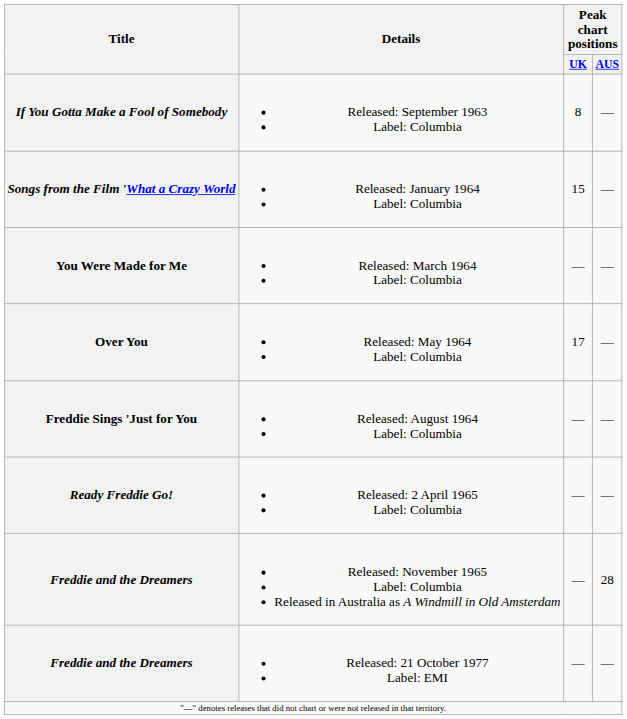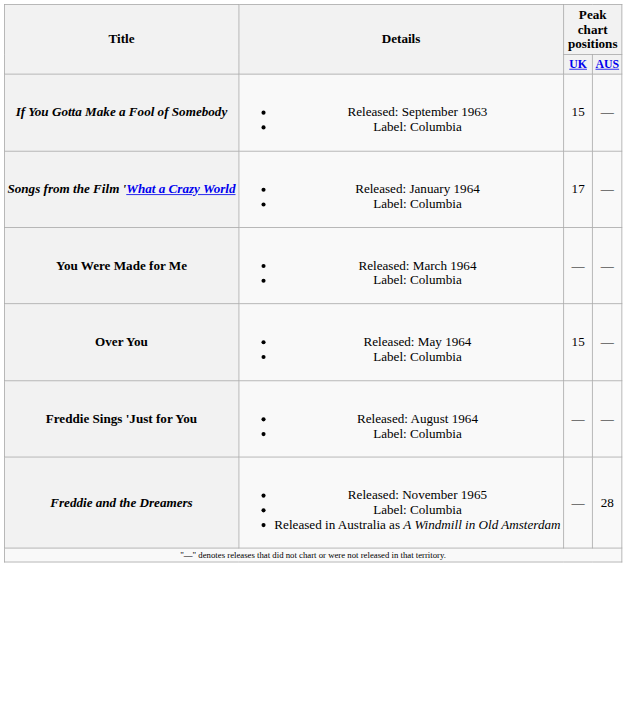(578, 112) 8 -> (578, 112) 15
(578, 189) 15 -> (578, 189) 17
(578, 342) 17 -> (578, 342) 15
- row: (401, 503)
- row: (401, 671)
